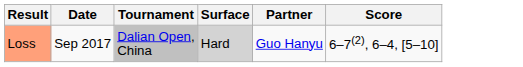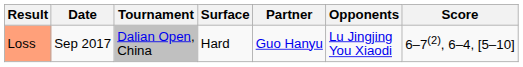+ column: (364, 15)
(215, 43) lightgrey background -> (215, 43) no background
